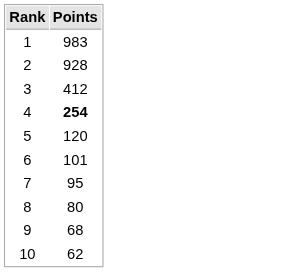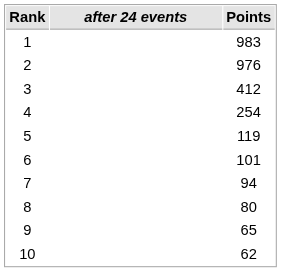+ column: (136, 17)
(75, 66) 928 -> (249, 66) 976
(75, 113) bold -> (249, 113) normal
(75, 136) 120 -> (249, 136) 119
(75, 183) 95 -> (249, 183) 94
(75, 230) 68 -> (249, 230) 65
